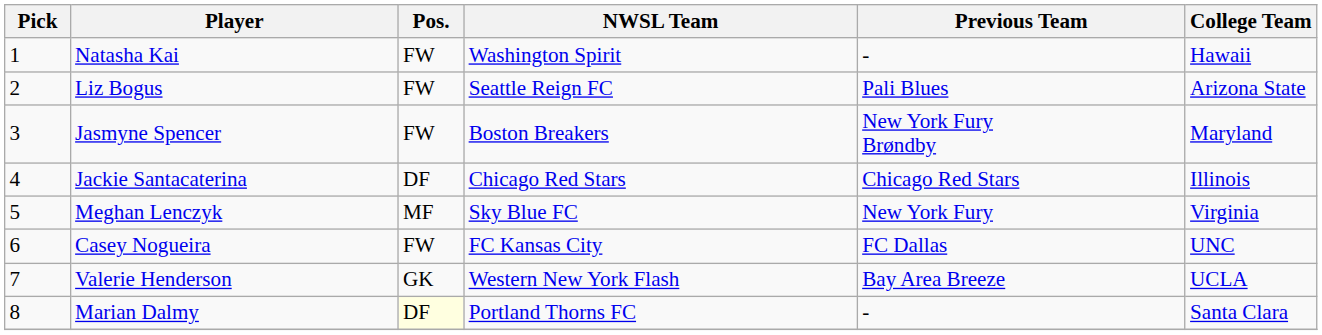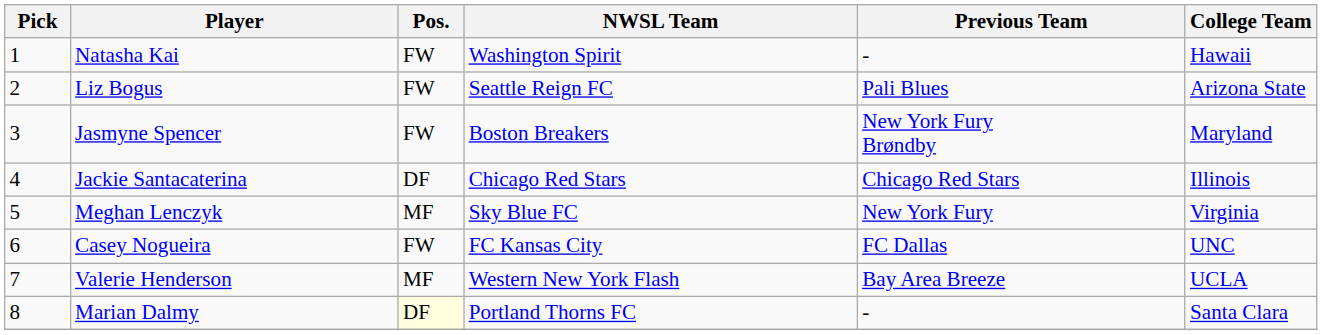(418, 279) GK -> (418, 279) MF
